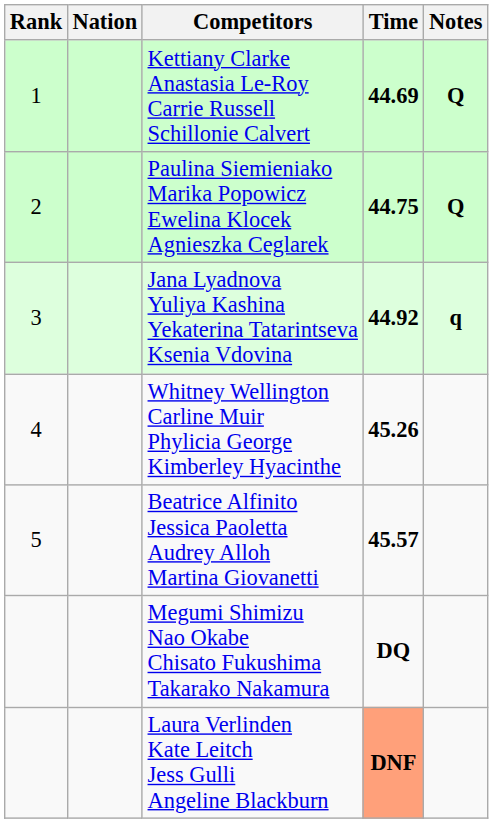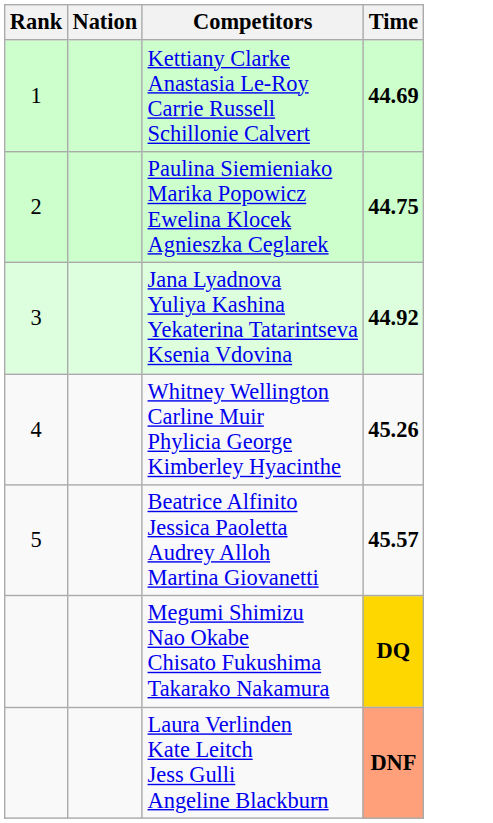- column: (456, 22)
(393, 651) no background -> (393, 651) gold background
